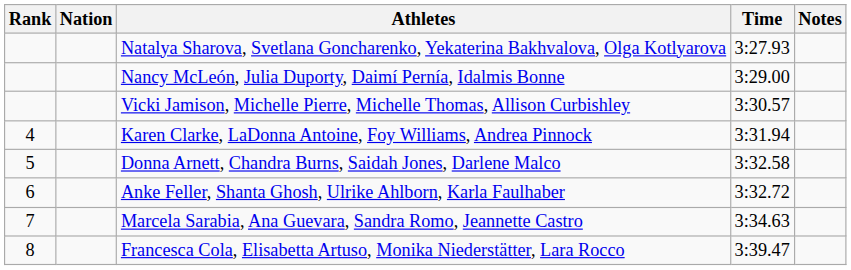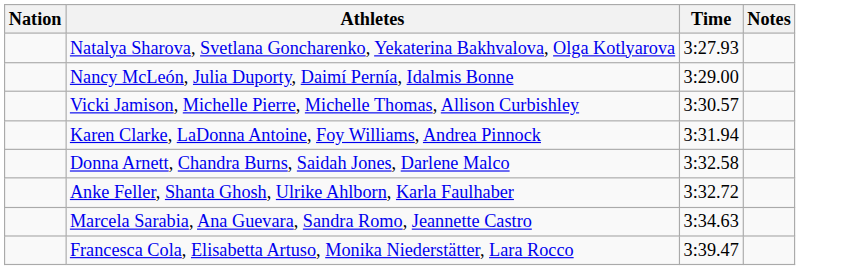- column: (30, 18)
